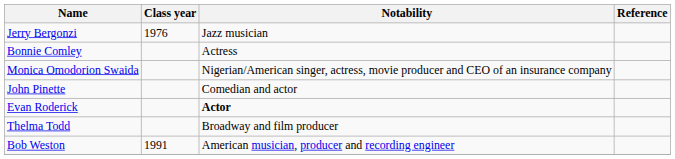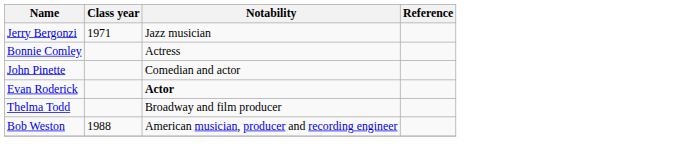(156, 32) 1976 -> (99, 32) 1971
- row: (73, 70)
(156, 145) 1991 -> (99, 126) 1988
